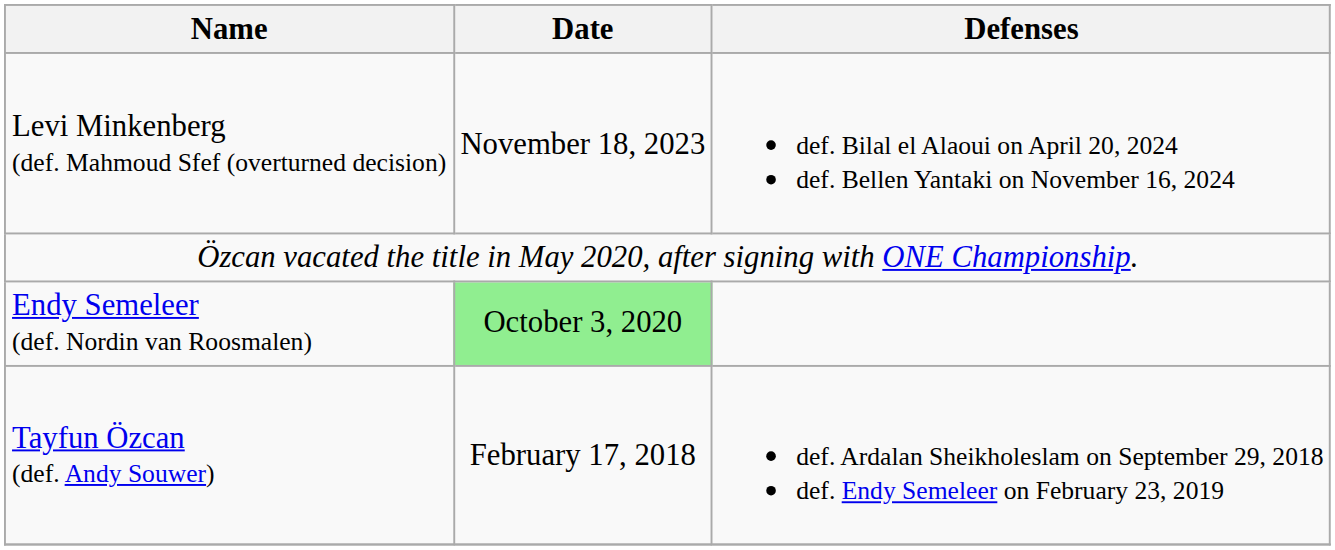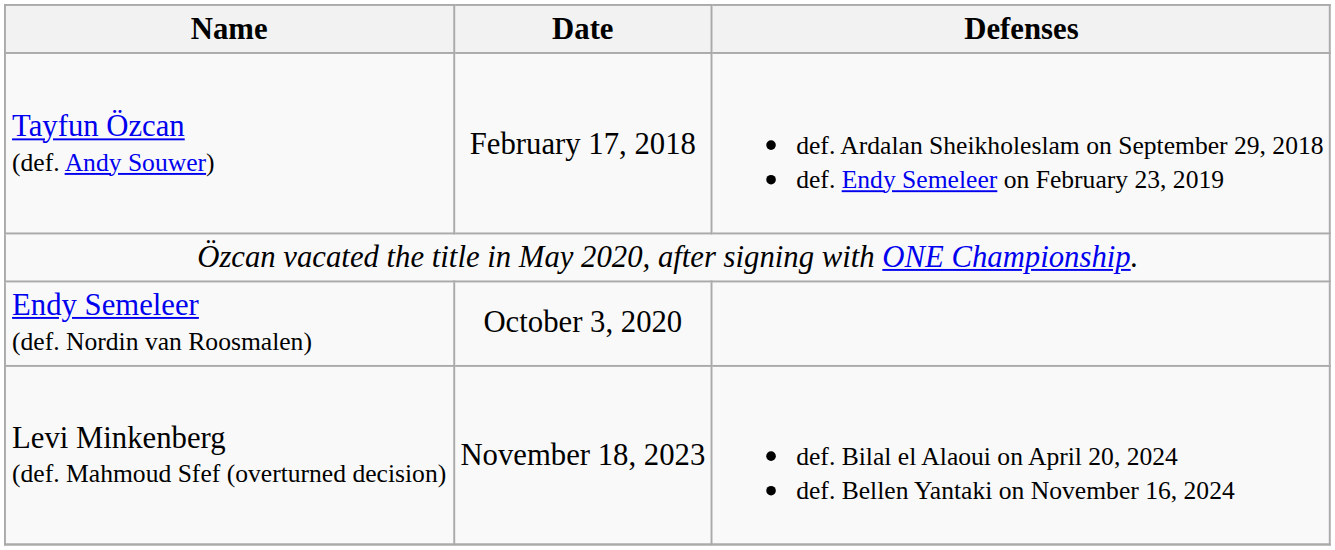rows swapped: (113, 454) <-> (229, 142)
(583, 322) lightgreen background -> (583, 322) no background
